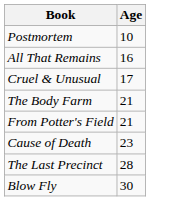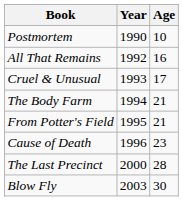+ column: (133, 15)
